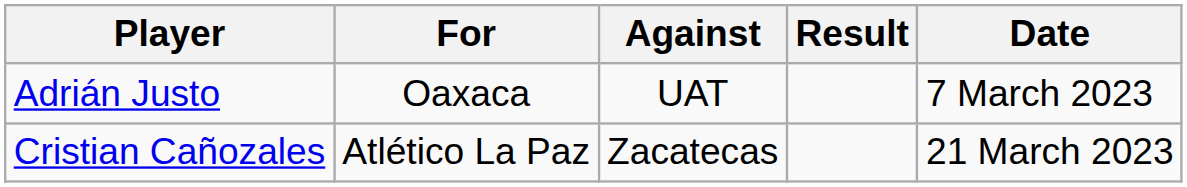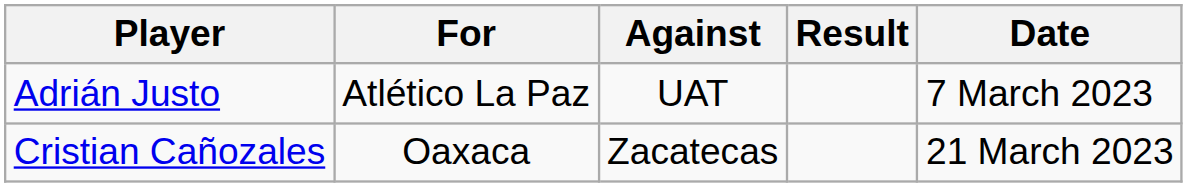(466, 92) Oaxaca -> (466, 92) Atlético La Paz
(466, 151) Atlético La Paz -> (466, 151) Oaxaca
